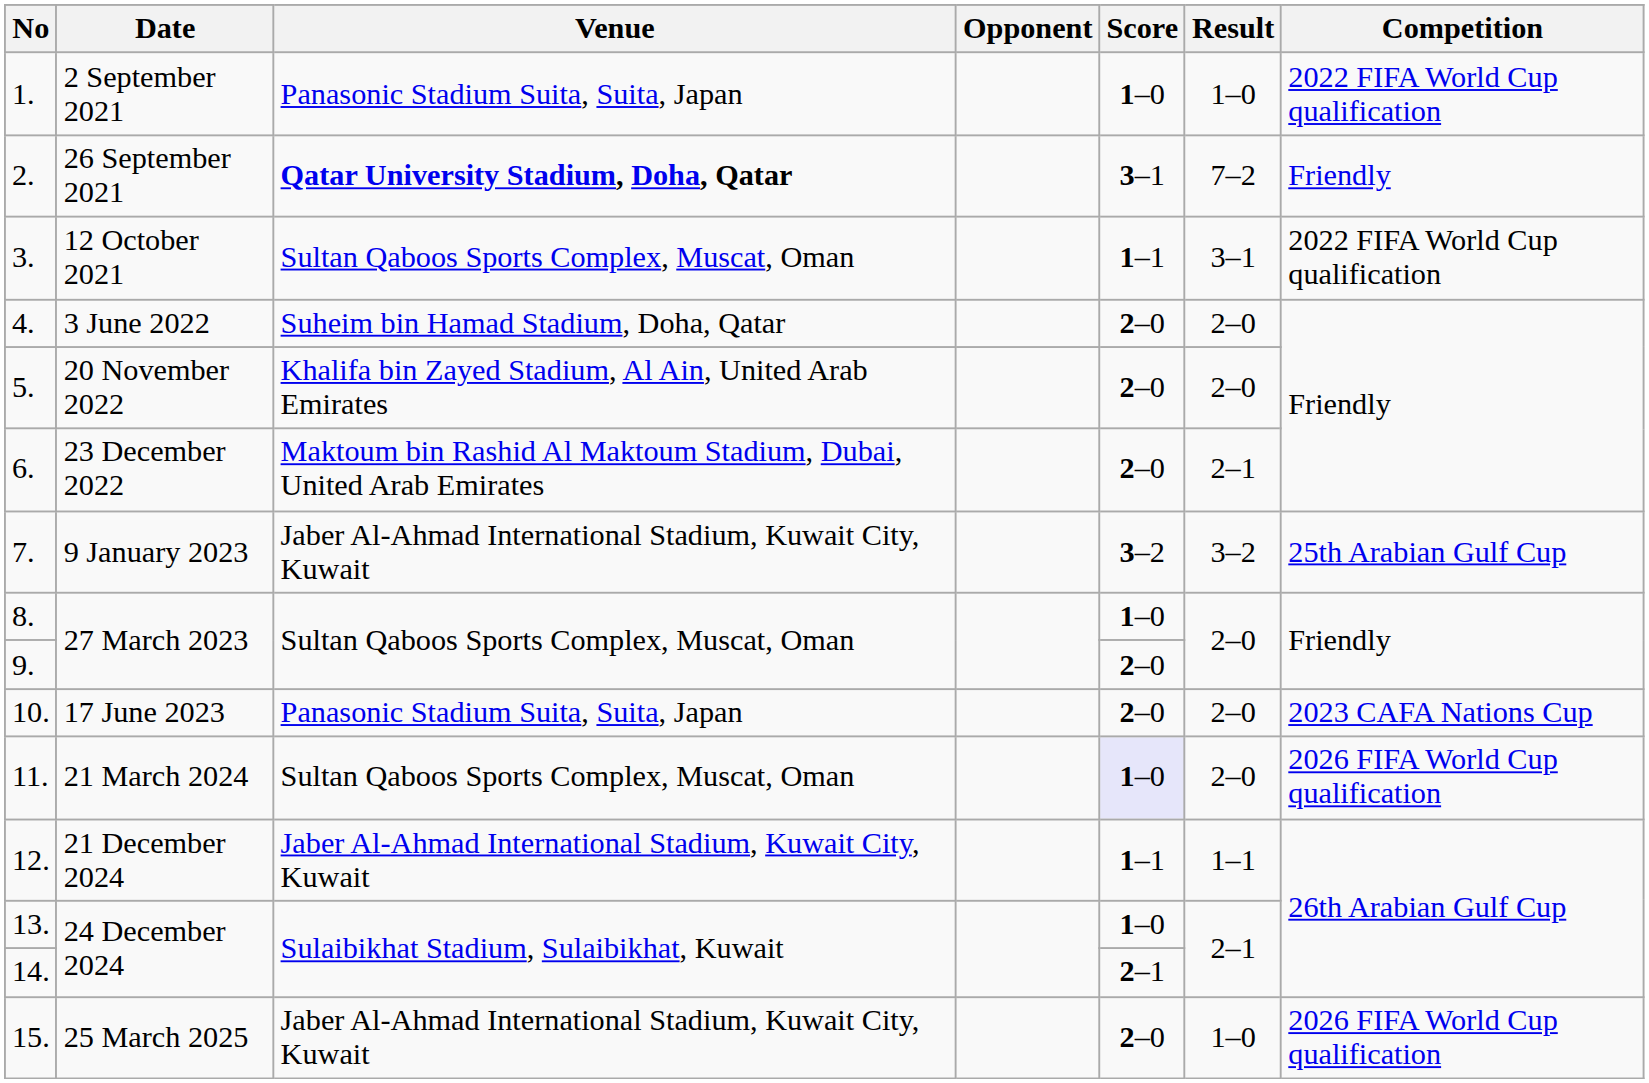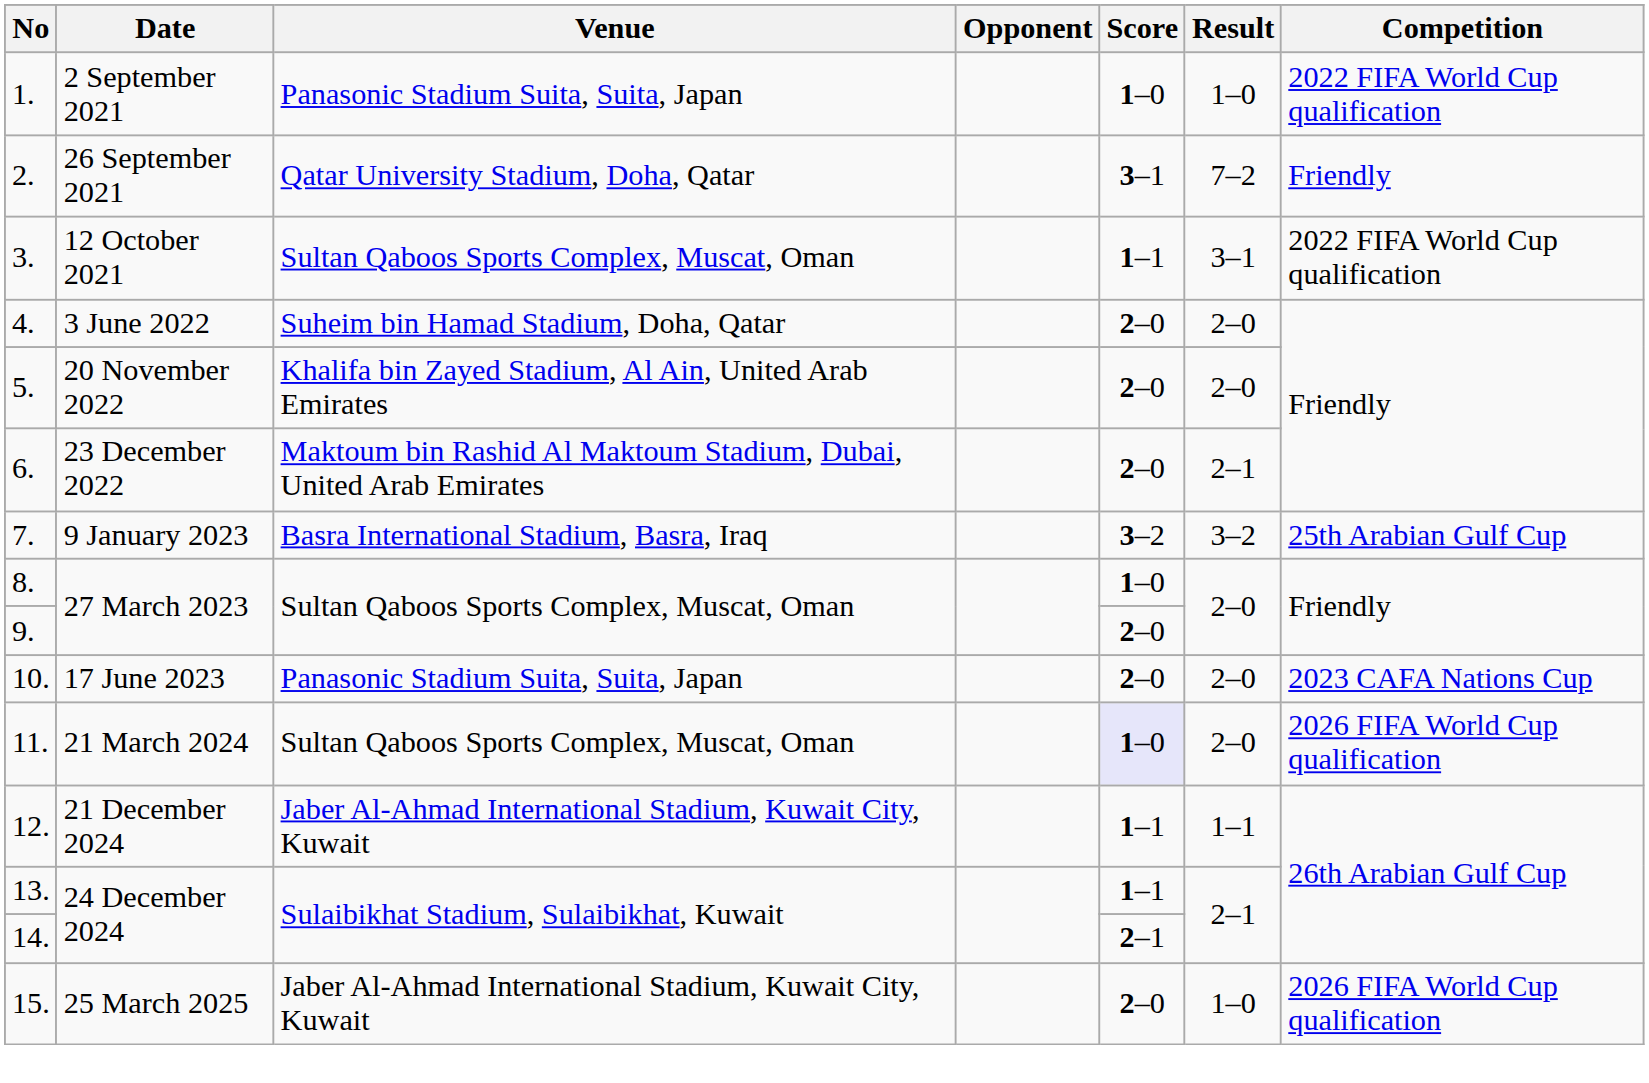(537, 175) bold -> (517, 175) normal
(600, 551) Jaber Al-Ahmad International Stadium, Kuwait City, Kuwait -> (524, 534) Basra International Stadium, Basra, Iraq
(1142, 924) 1–0 -> (1142, 890) 1–1
